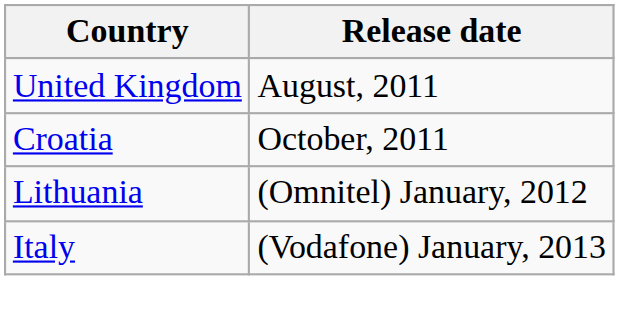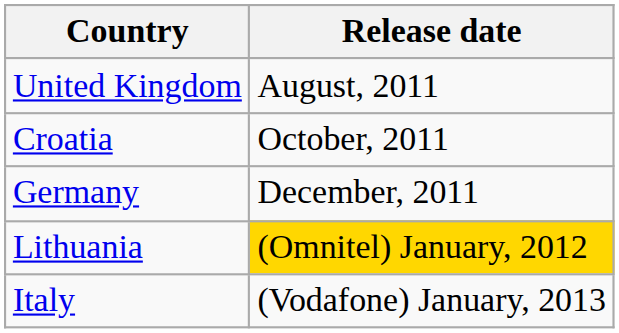+ row: (76, 192)
(423, 192) no background -> (423, 246) gold background
